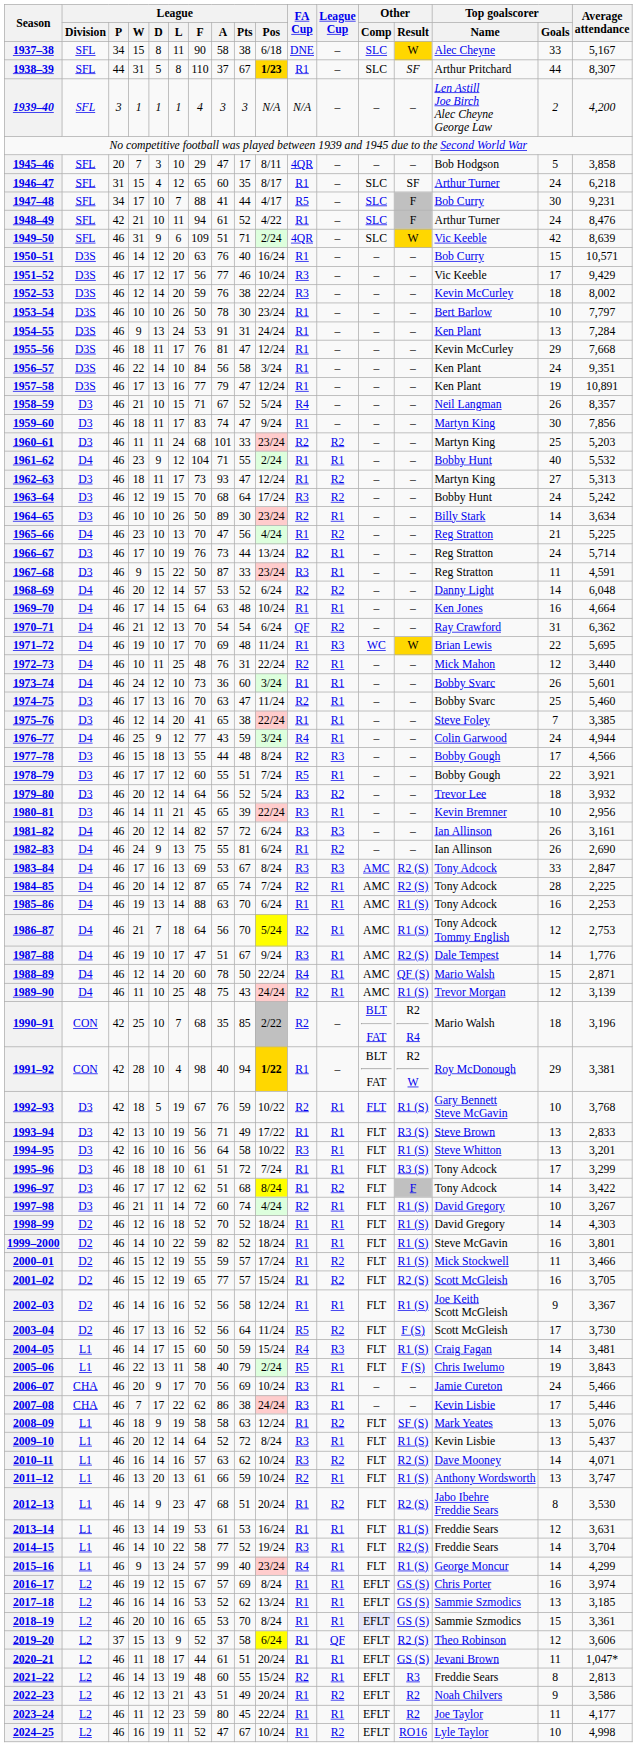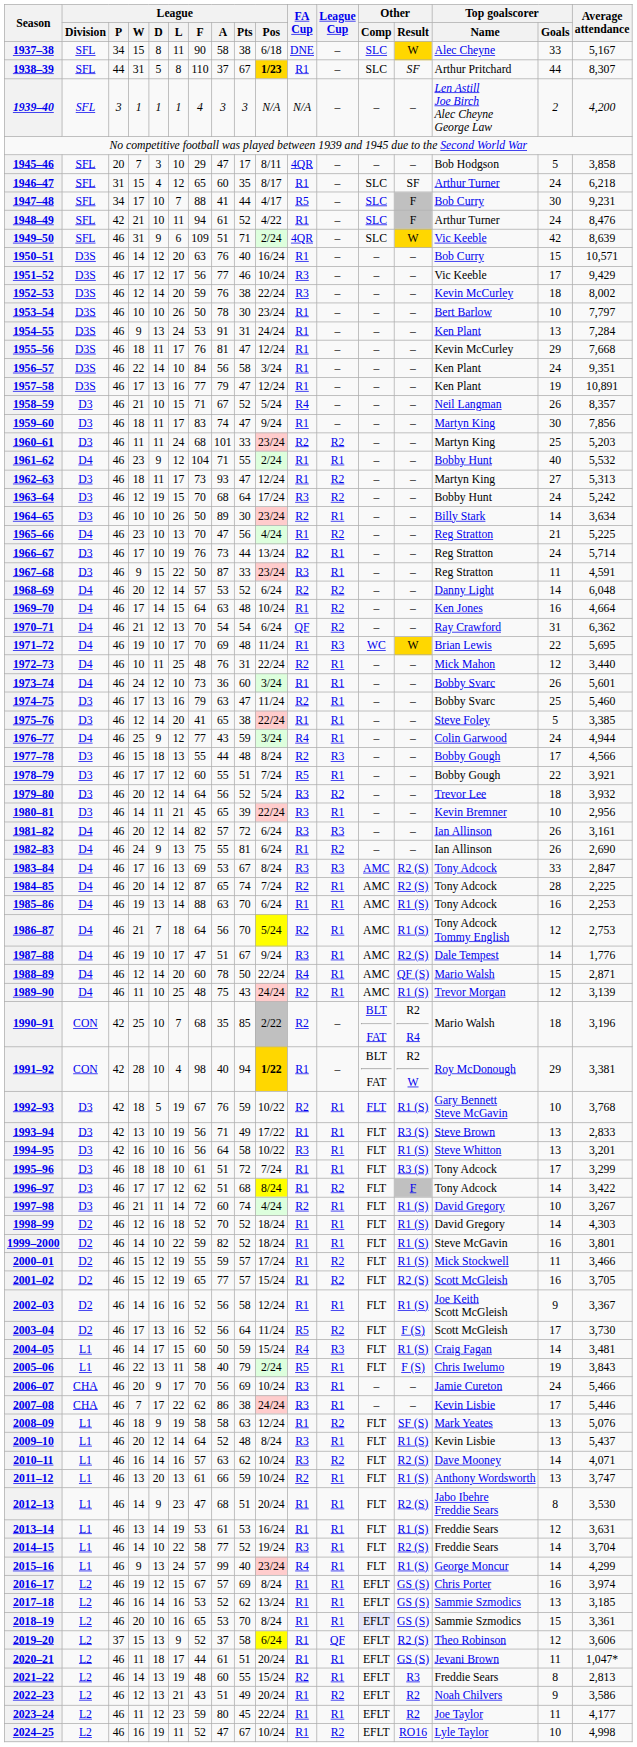(338, 608) R1 -> (338, 608) R2
(200, 701) 70 -> (200, 701) 79
(555, 720) 7 -> (555, 720) 5
(245, 1441) 72 -> (245, 1441) 48
(338, 1503) R2 -> (338, 1503) R1
